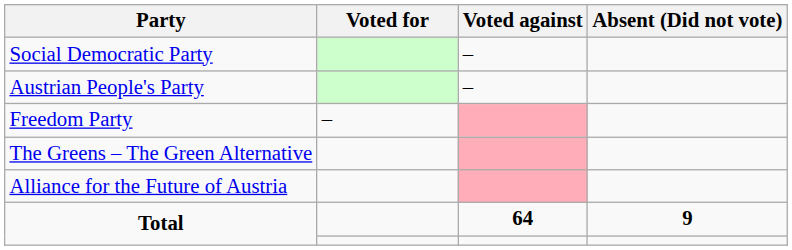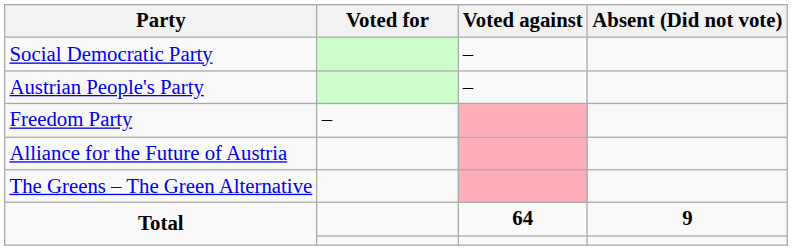rows swapped: (148, 185) <-> (161, 152)
